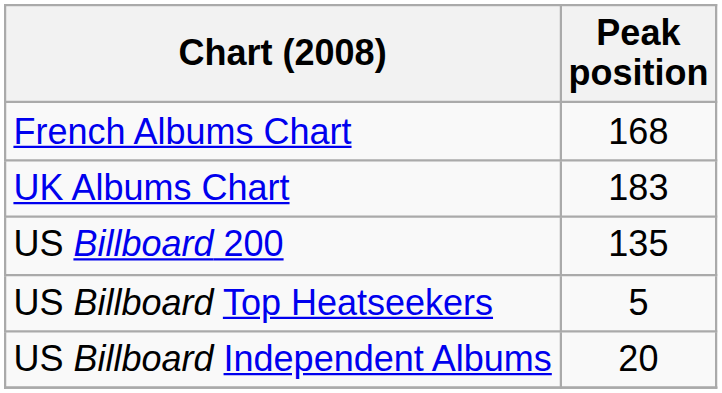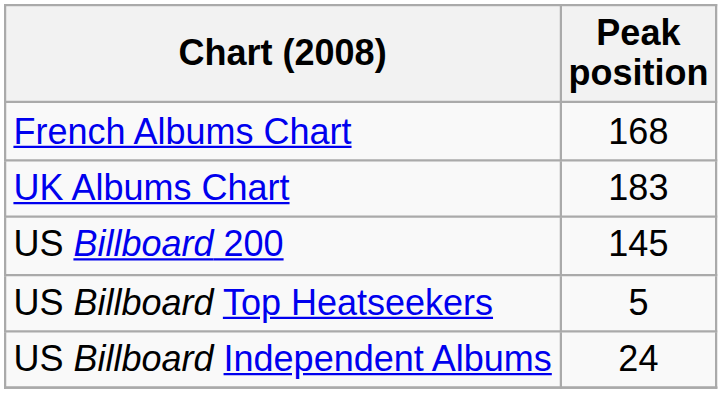(638, 244) 135 -> (638, 244) 145
(638, 359) 20 -> (638, 359) 24
